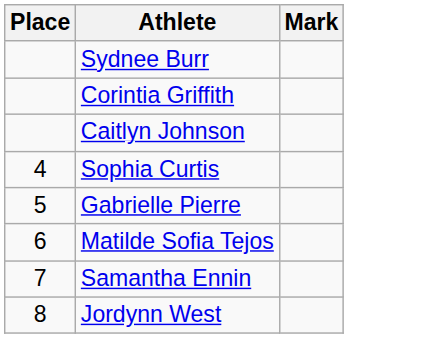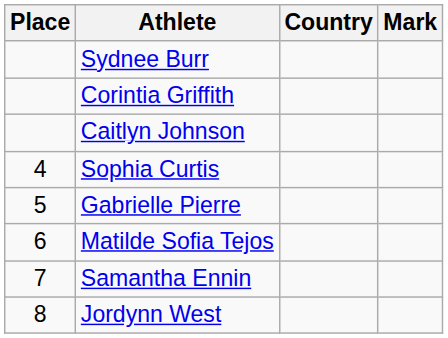+ column: (329, 22)
